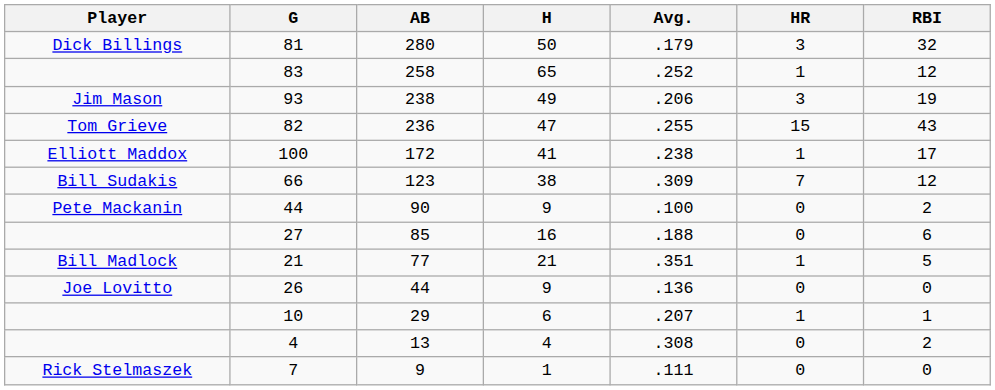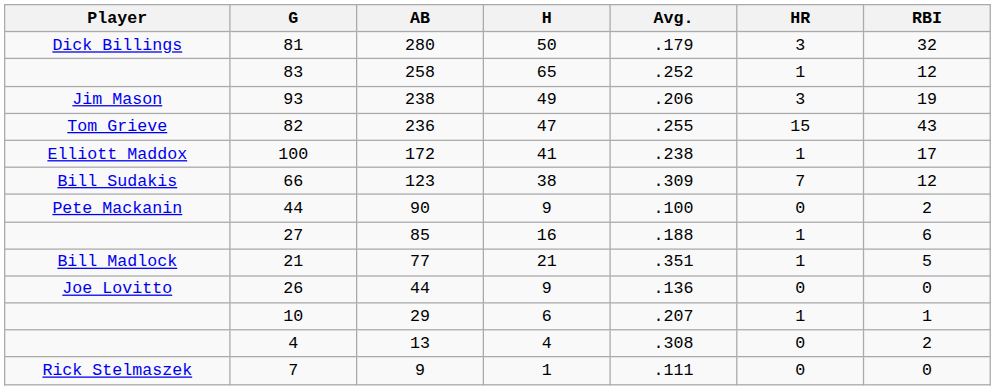(800, 235) 0 -> (800, 235) 1
